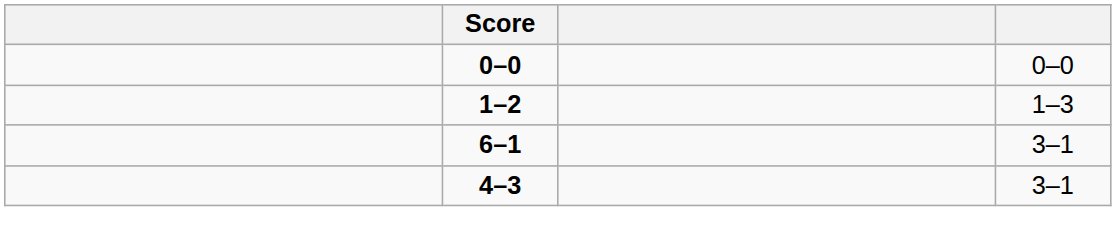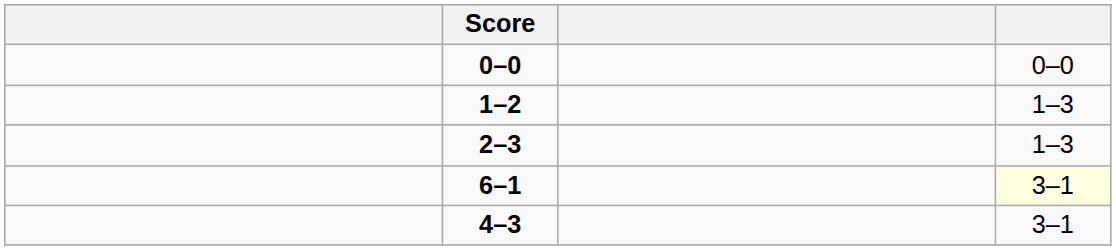+ row: (500, 144)
(1053, 144) no background -> (1053, 184) lightyellow background
